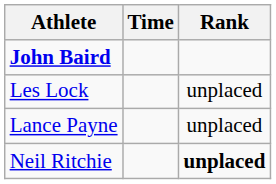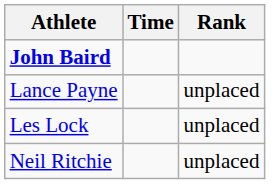rows swapped: (49, 91) <-> (64, 126)
(224, 160) bold -> (222, 160) normal
